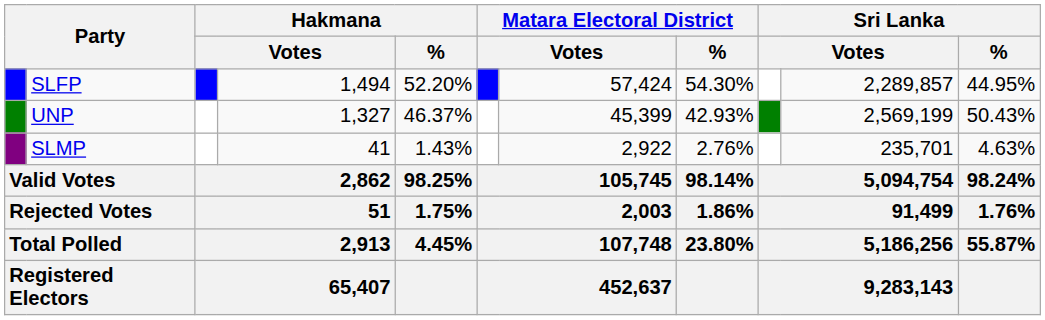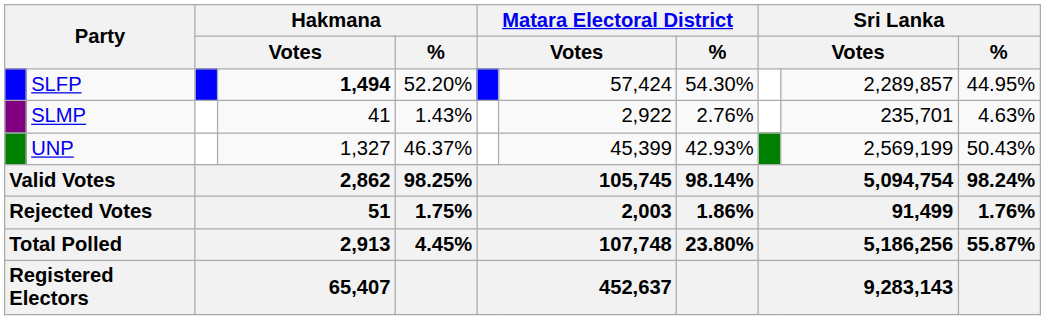(365, 84) normal -> (365, 84) bold
rows swapped: (52, 116) <-> (59, 148)
